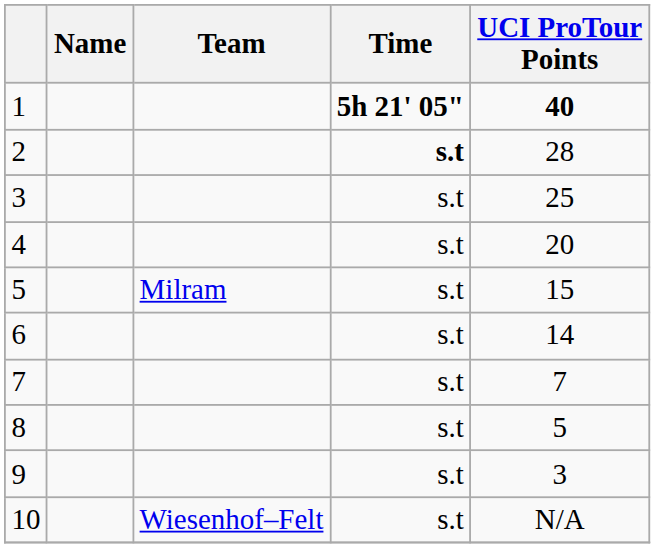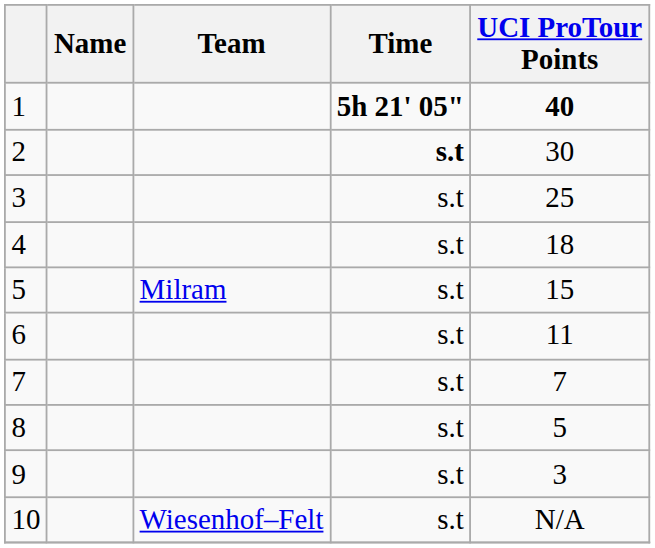(560, 151) 28 -> (560, 151) 30
(560, 243) 20 -> (560, 243) 18
(560, 335) 14 -> (560, 335) 11
